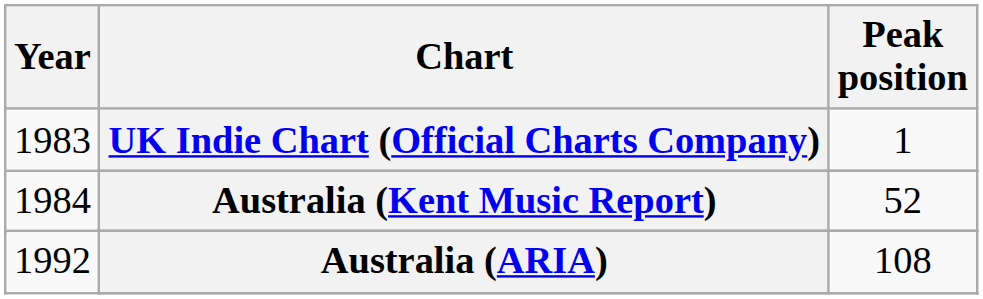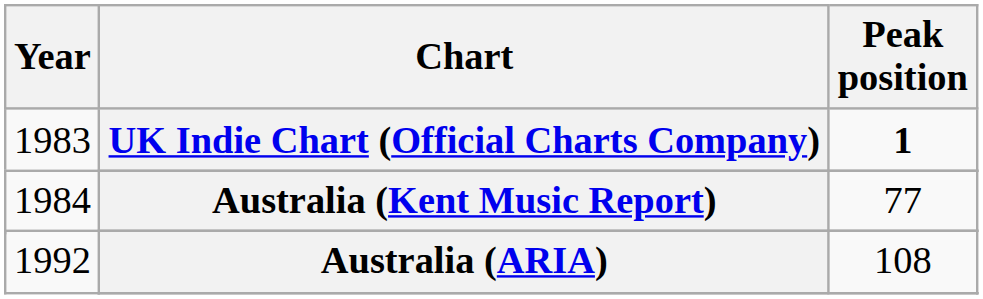(903, 139) normal -> (903, 139) bold
(903, 199) 52 -> (903, 199) 77
